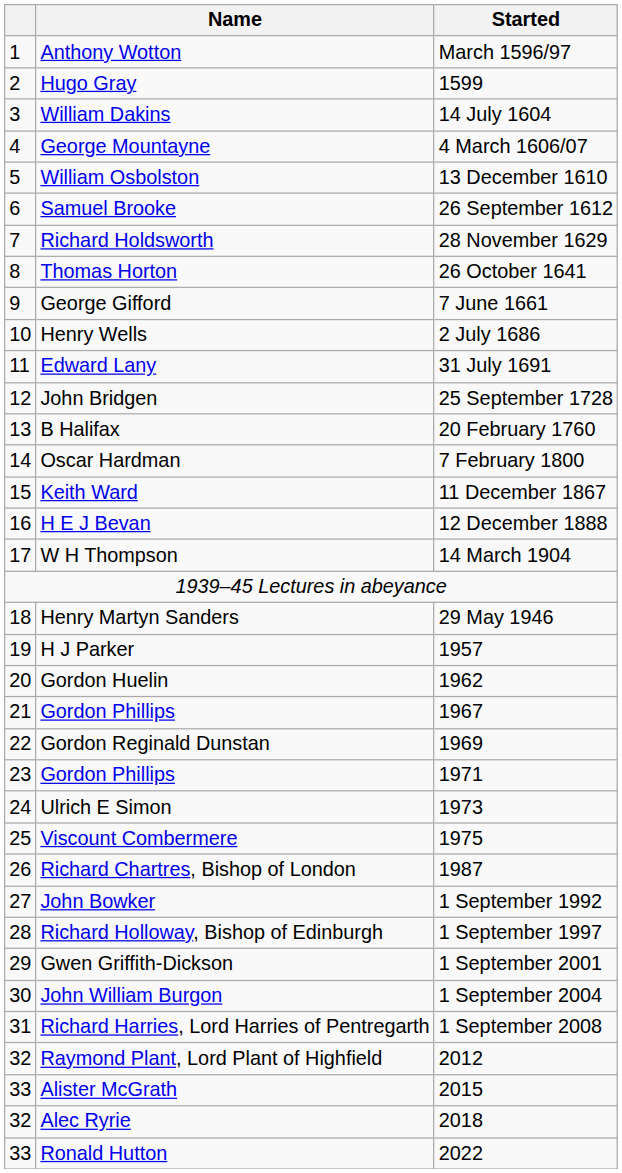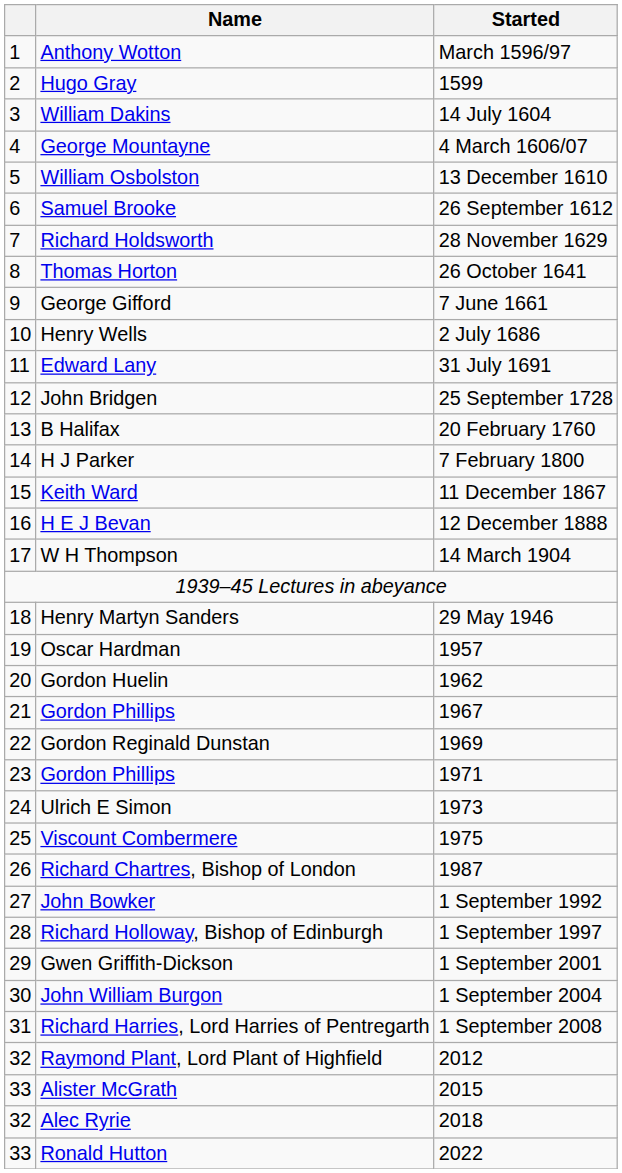(110, 460) Oscar Hardman -> (87, 460) H J Parker
(87, 649) H J Parker -> (110, 649) Oscar Hardman
